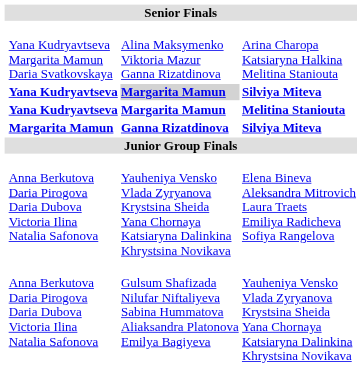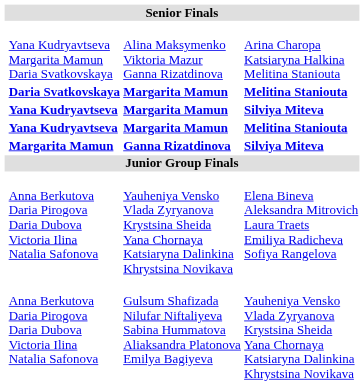+ row: (64, 92)
(173, 92) lightgrey background -> (176, 110) no background
